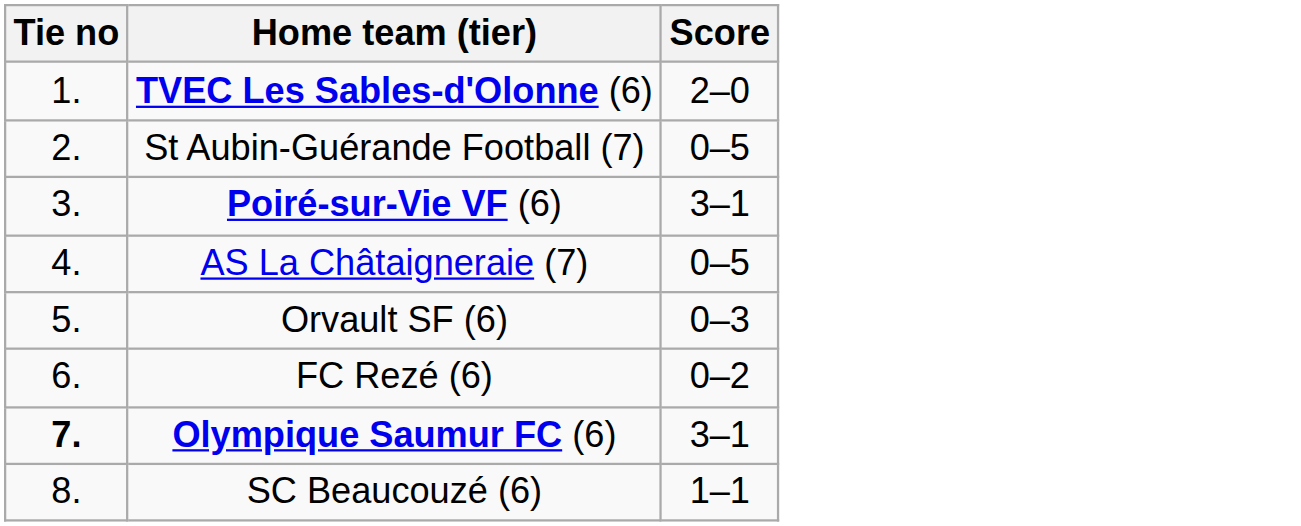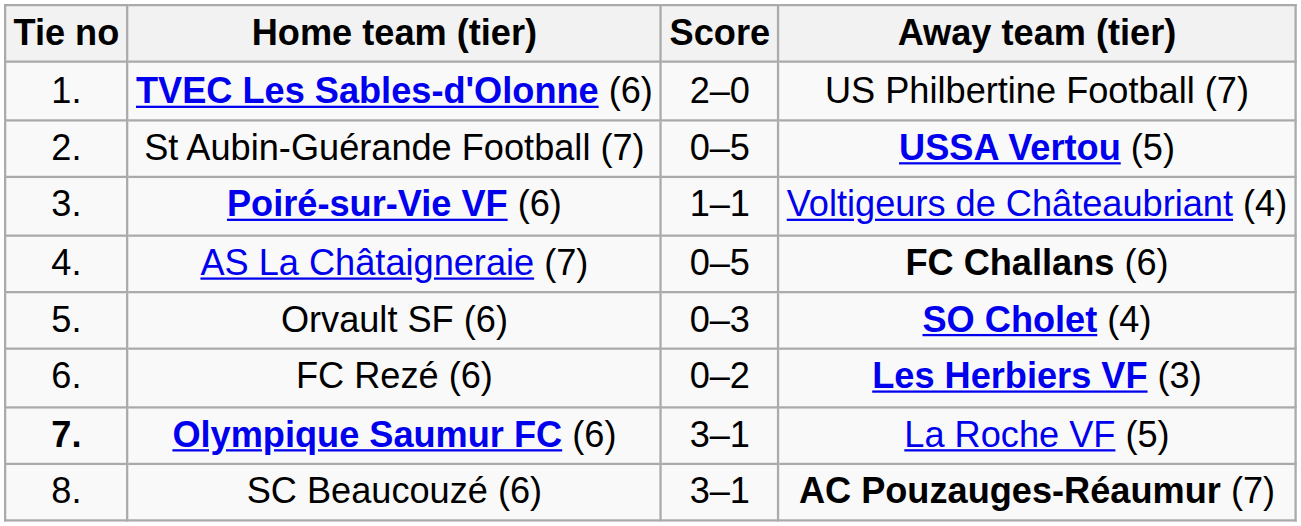+ column: (1037, 33)
(720, 205) 3–1 -> (720, 205) 1–1
(720, 491) 1–1 -> (720, 491) 3–1
